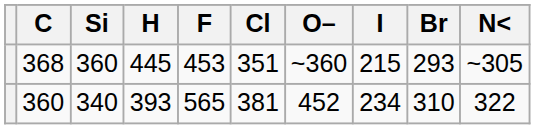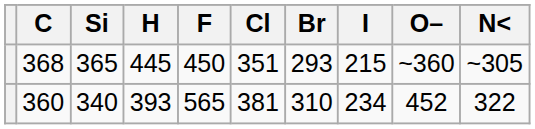columns swapped: (434, 23) <-> (319, 23)
(97, 63) 360 -> (97, 63) 365
(204, 63) 453 -> (204, 63) 450
